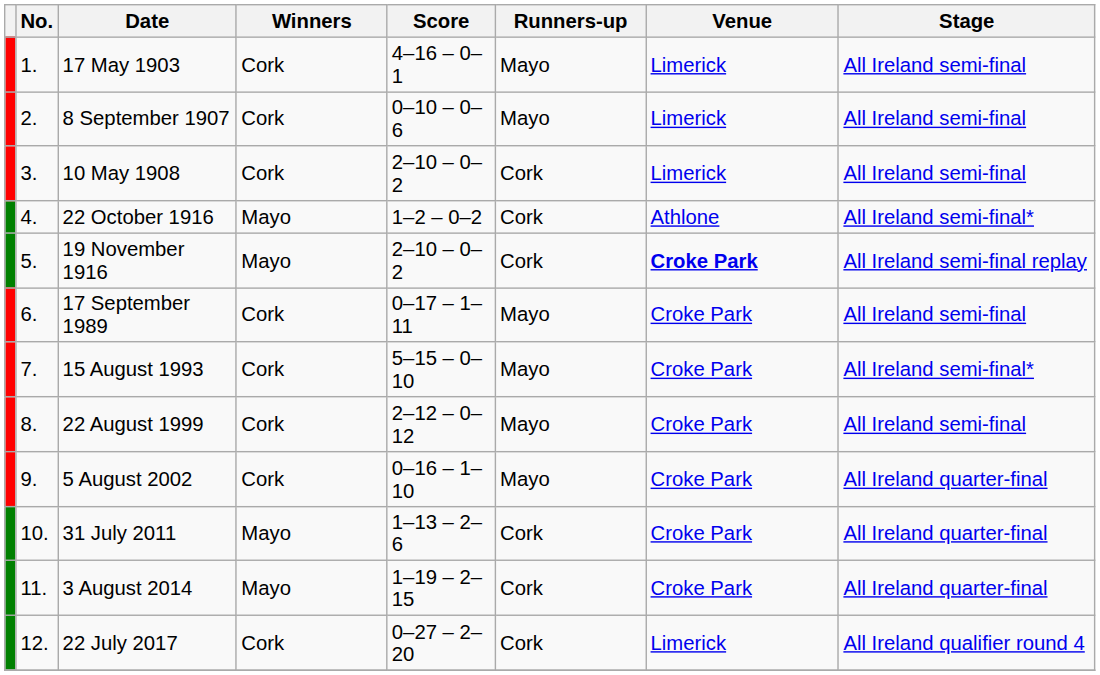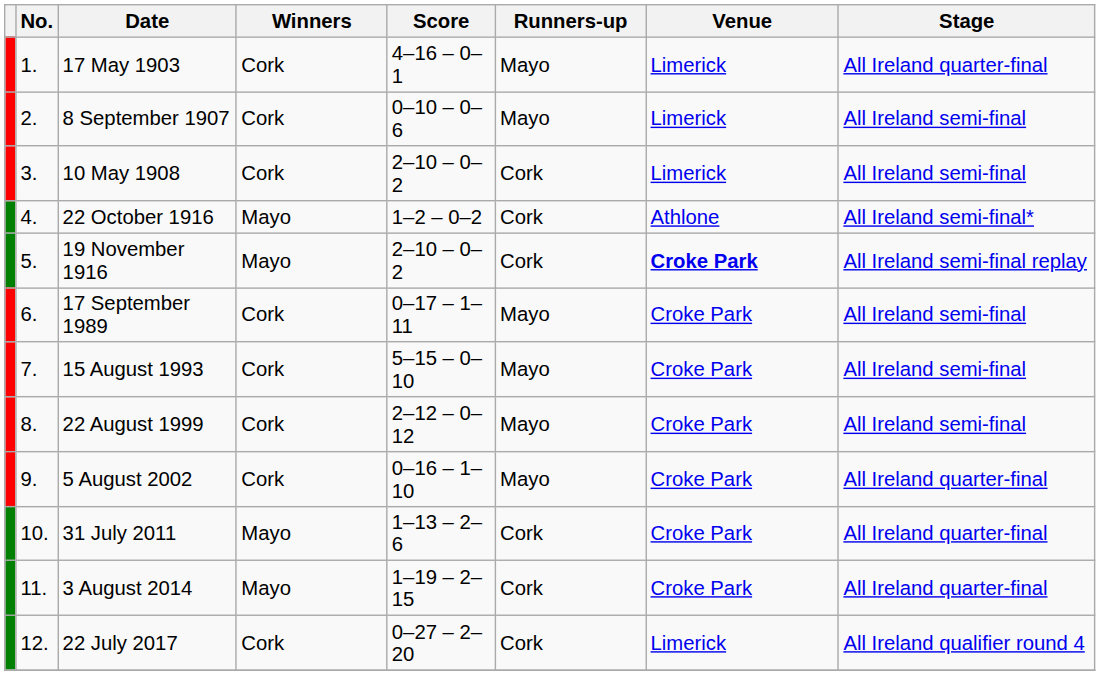(935, 64) All Ireland semi-final -> (945, 64) All Ireland quarter-final
(939, 370) All Ireland semi-final* -> (935, 370) All Ireland semi-final
